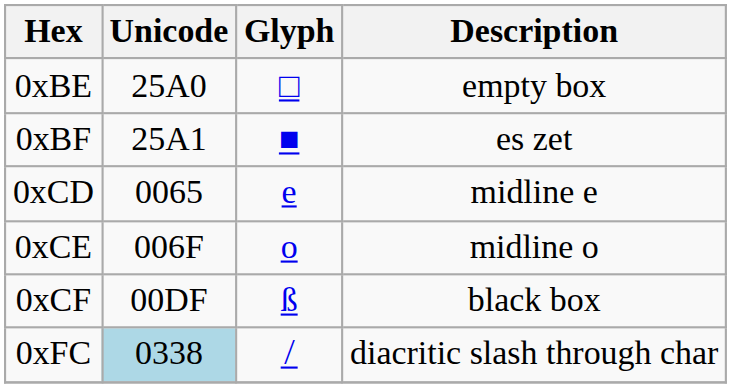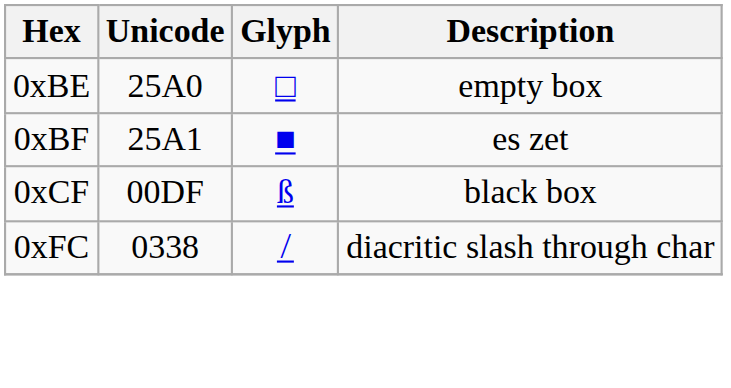- row: (53, 192)
- row: (53, 246)
(169, 354) lightblue background -> (165, 246) no background
